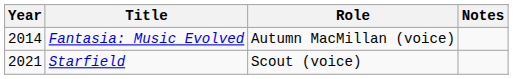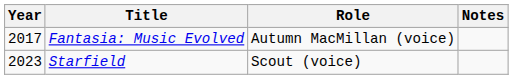(25, 39) 2014 -> (25, 39) 2017
(25, 62) 2021 -> (25, 62) 2023
